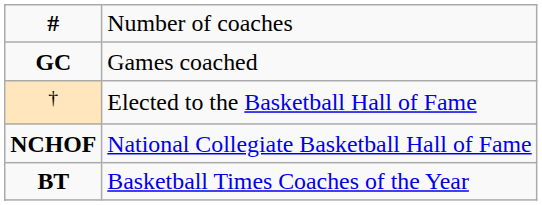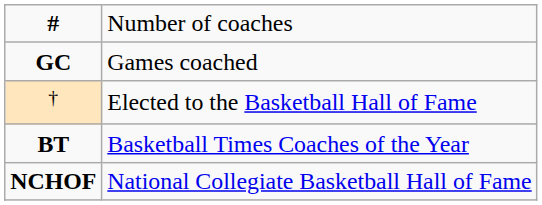rows swapped: (53, 181) <-> (53, 143)
